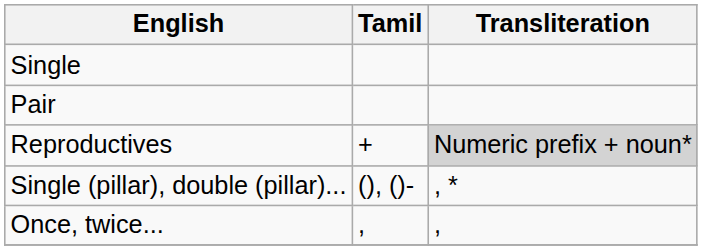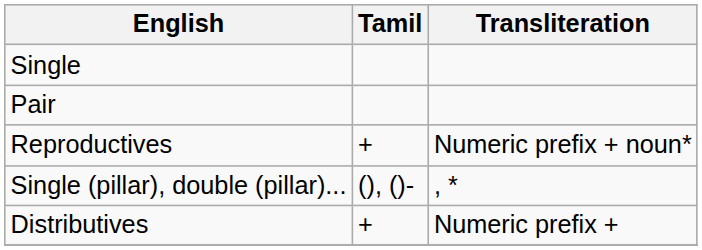(563, 144) lightgrey background -> (563, 144) no background
+ row: (79, 225)
- row: (87, 225)
